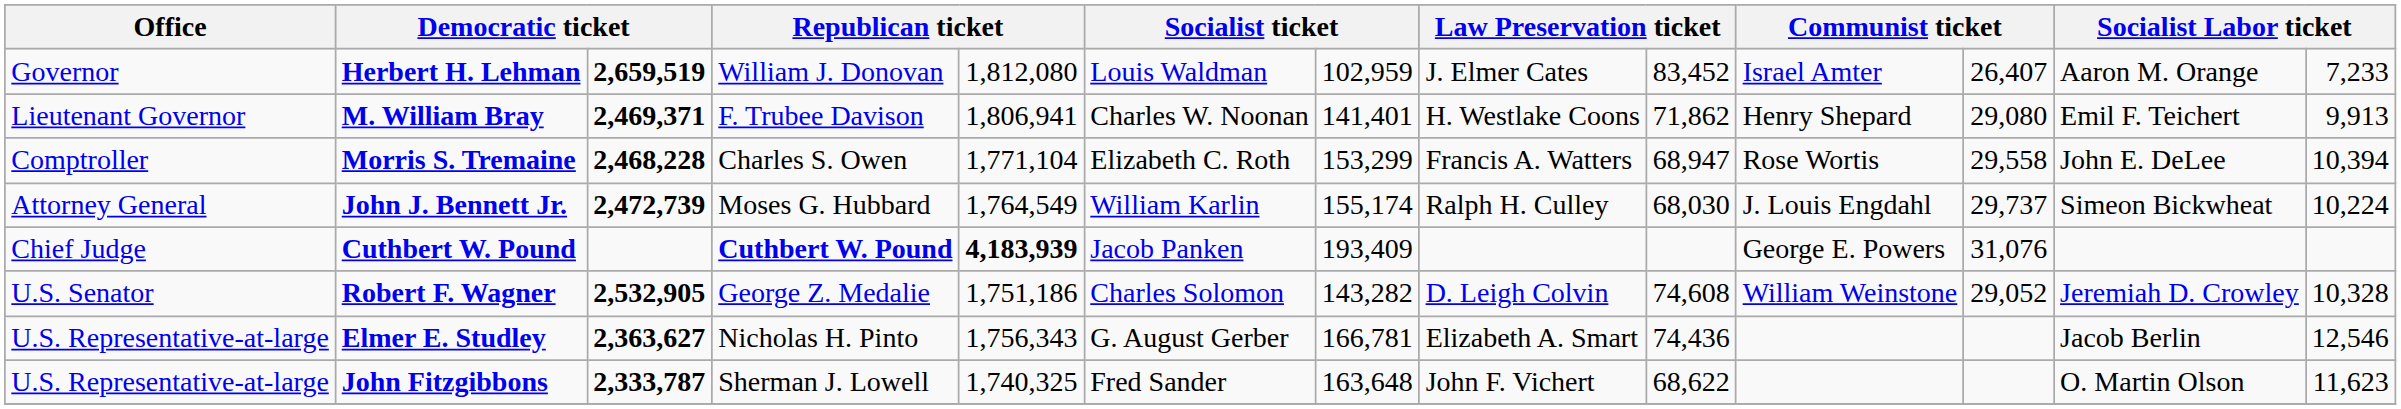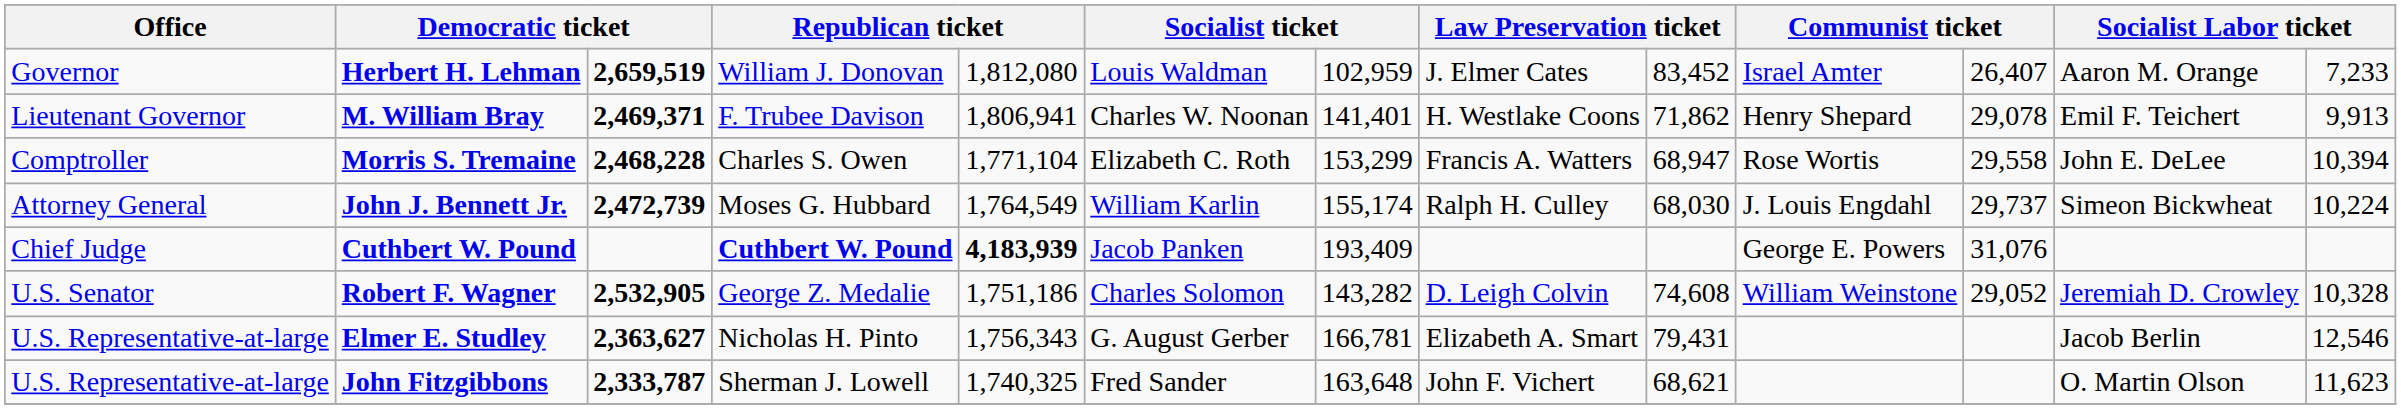(2009, 115) 29,080 -> (2009, 115) 29,078
(1691, 337) 74,436 -> (1691, 337) 79,431
(1691, 381) 68,622 -> (1691, 381) 68,621
